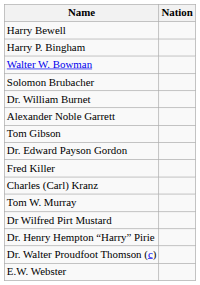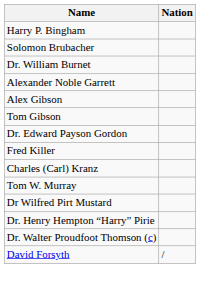- row: (36, 30)
- row: (49, 64)
+ row: (34, 99)
- row: (36, 271)
+ row: (38, 254)
